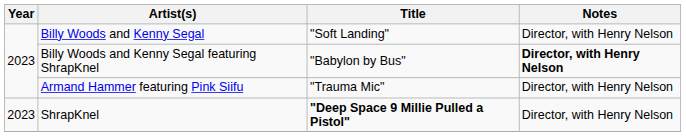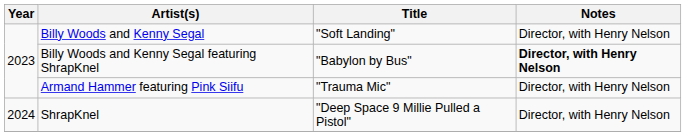(21, 114) 2023 -> (21, 114) 2024
(397, 114) bold -> (398, 114) normal
